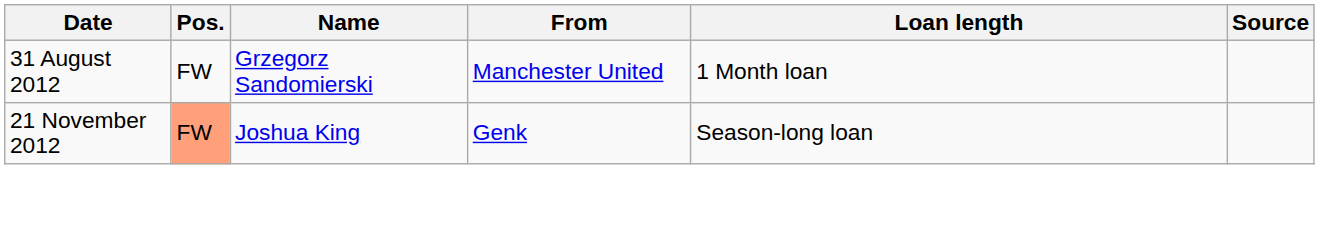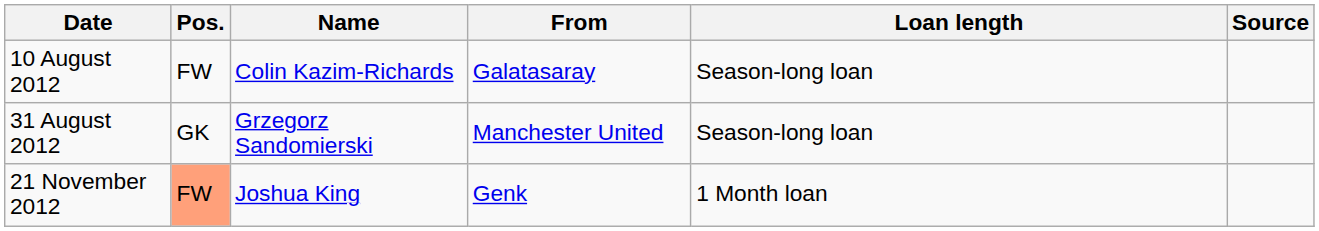+ row: (60, 71)
(194, 71) FW -> (193, 132) GK
(762, 71) 1 Month loan -> (785, 132) Season-long loan
(785, 132) Season-long loan -> (762, 194) 1 Month loan
